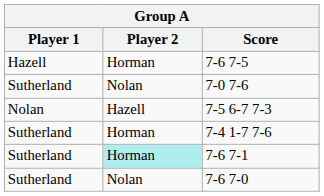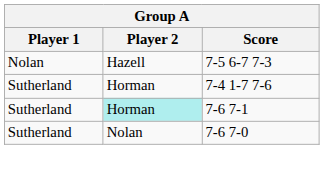- row: (227, 62)
- row: (227, 86)
